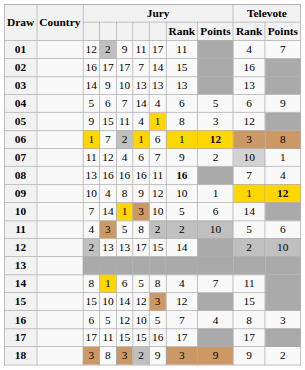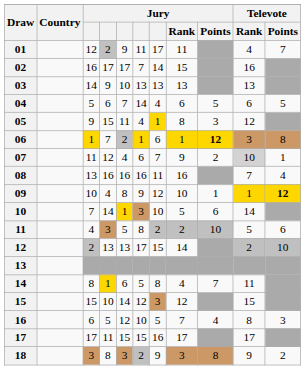(283, 103) 9 -> (283, 103) 5
(182, 175) bold -> (182, 175) normal
(215, 355) 9 -> (215, 355) 8
